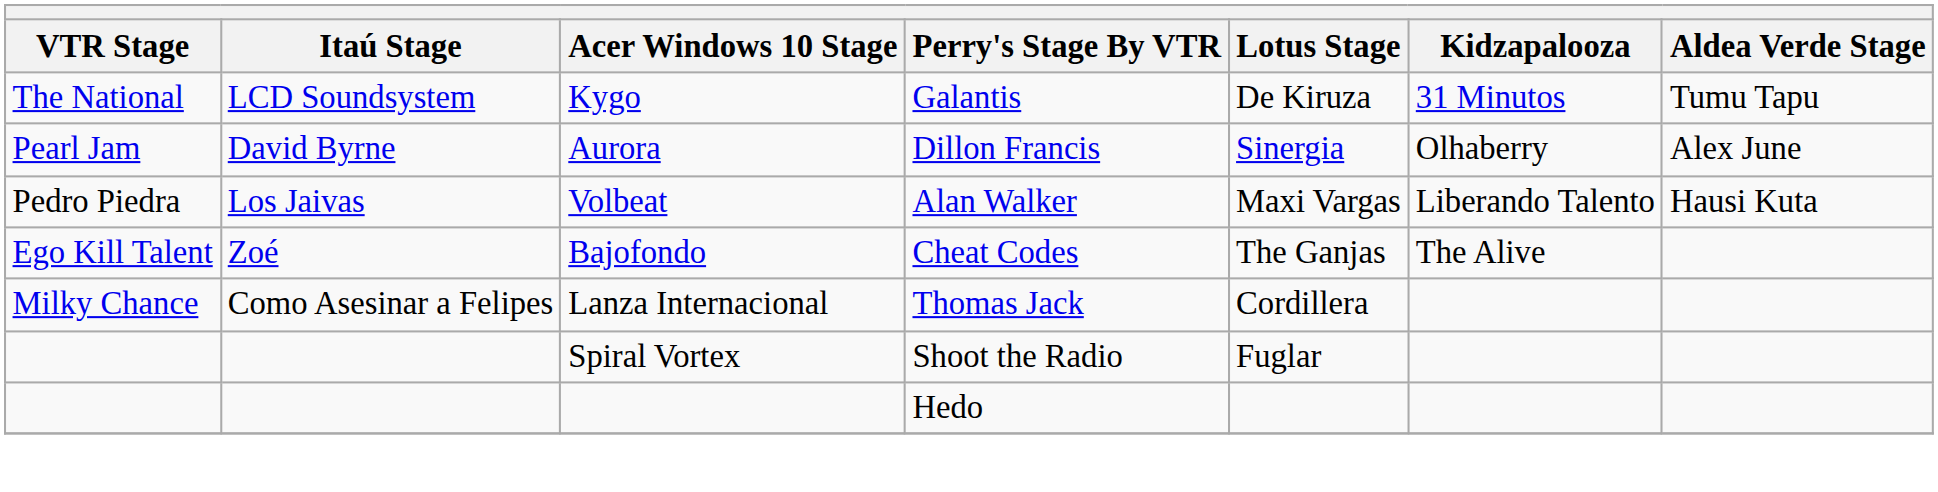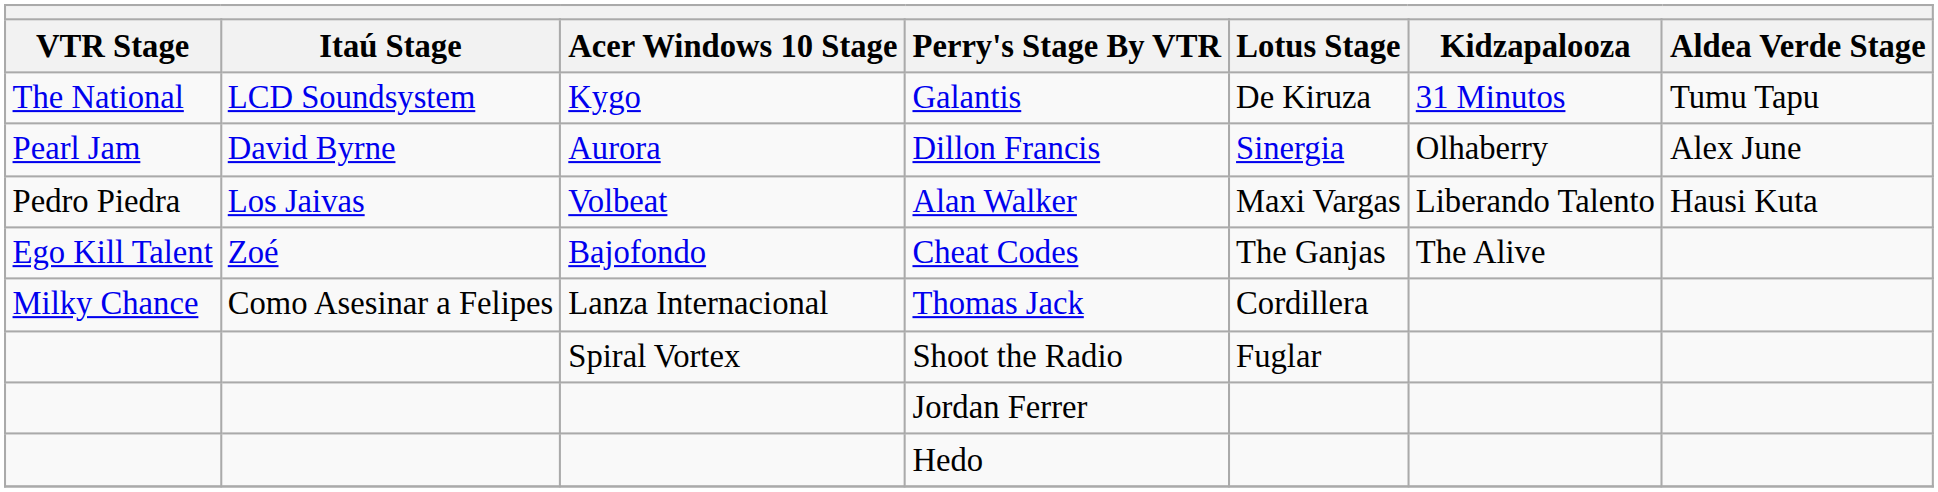+ row: (1000, 407)
